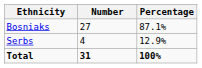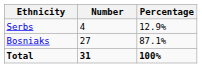rows swapped: (28, 26) <-> (20, 41)
